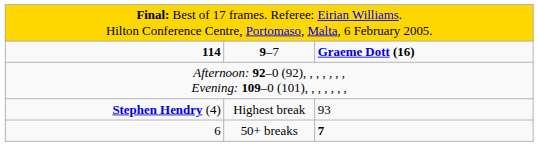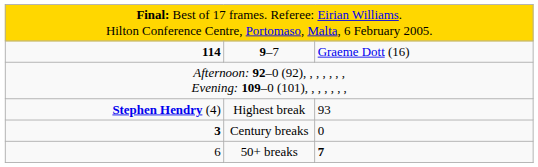(366, 51) bold -> (364, 51) normal
+ row: (269, 131)
